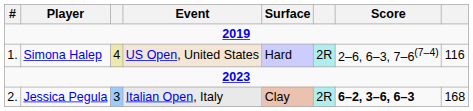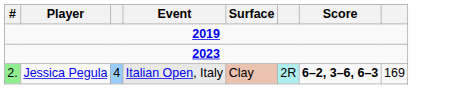- row: (63, 55)
(12, 96) no background -> (12, 73) lightgreen background
(117, 96) 3 -> (117, 73) 4
(455, 96) 168 -> (394, 73) 169
